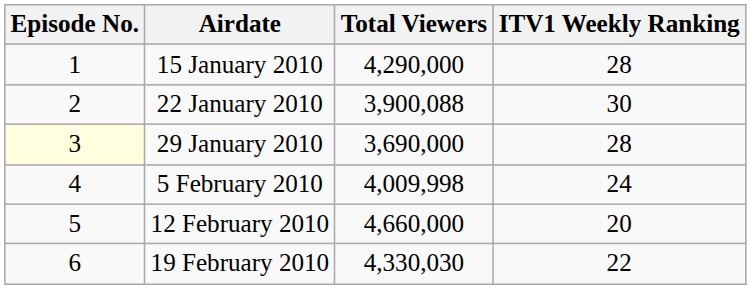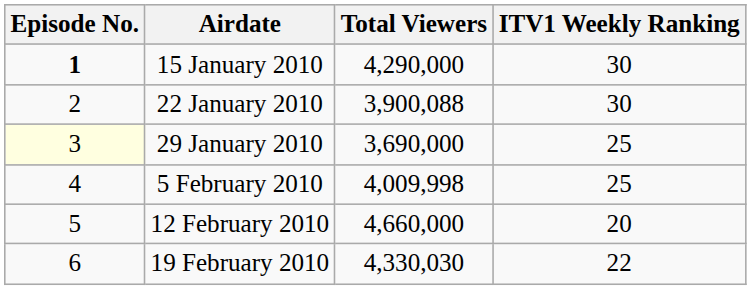(75, 64) normal -> (75, 64) bold
(619, 64) 28 -> (619, 64) 30
(619, 143) 28 -> (619, 143) 25
(619, 183) 24 -> (619, 183) 25
